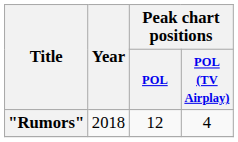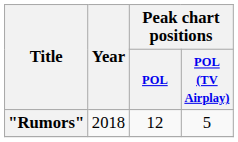(207, 122) 4 -> (207, 122) 5
